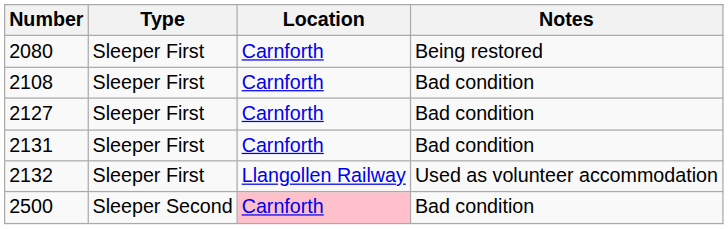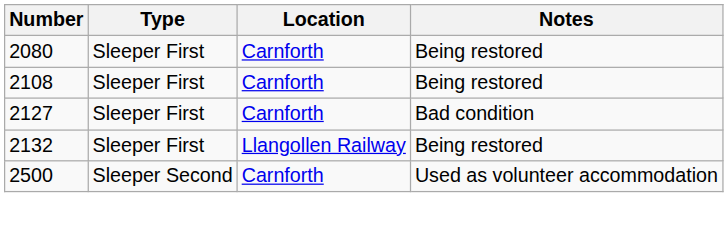(475, 82) Bad condition -> (479, 82) Being restored
- row: (31, 144)
(566, 176) Used as volunteer accommodation -> (479, 144) Being restored
(283, 207) pink background -> (283, 176) no background
(475, 207) Bad condition -> (566, 176) Used as volunteer accommodation
